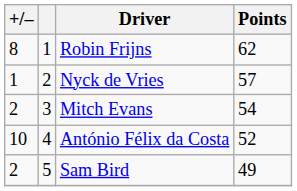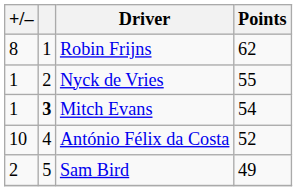(247, 79) 57 -> (247, 79) 55
(14, 109) 2 -> (14, 109) 1
(47, 109) normal -> (47, 109) bold
